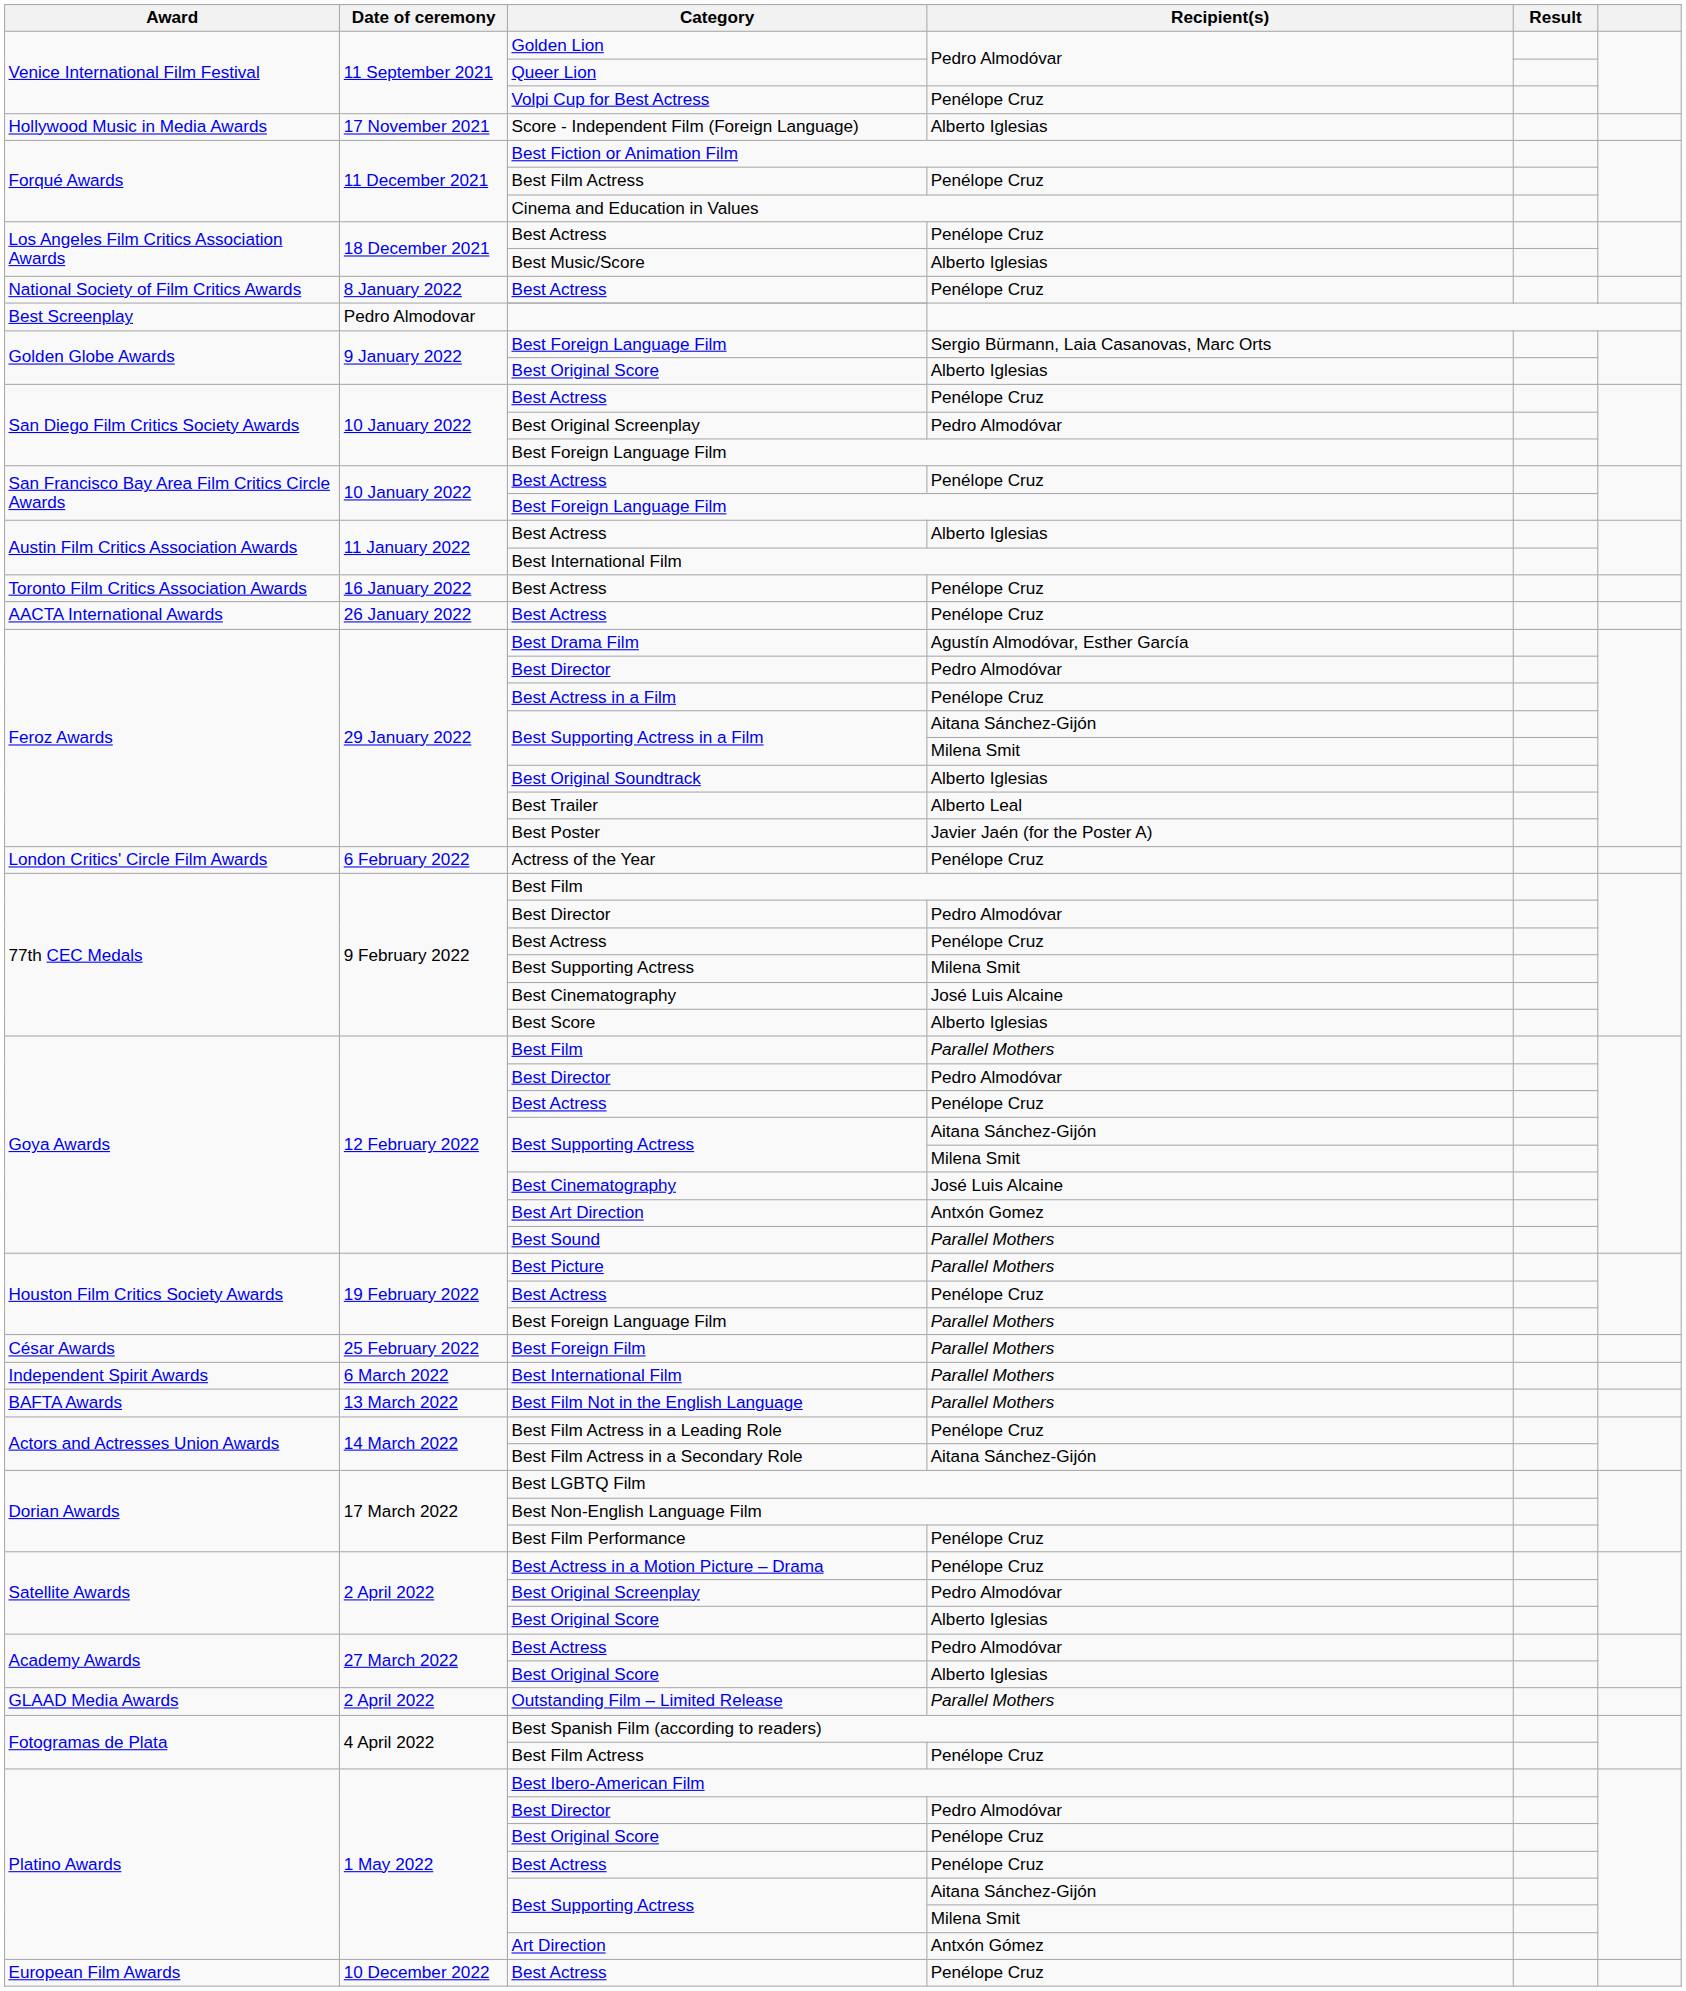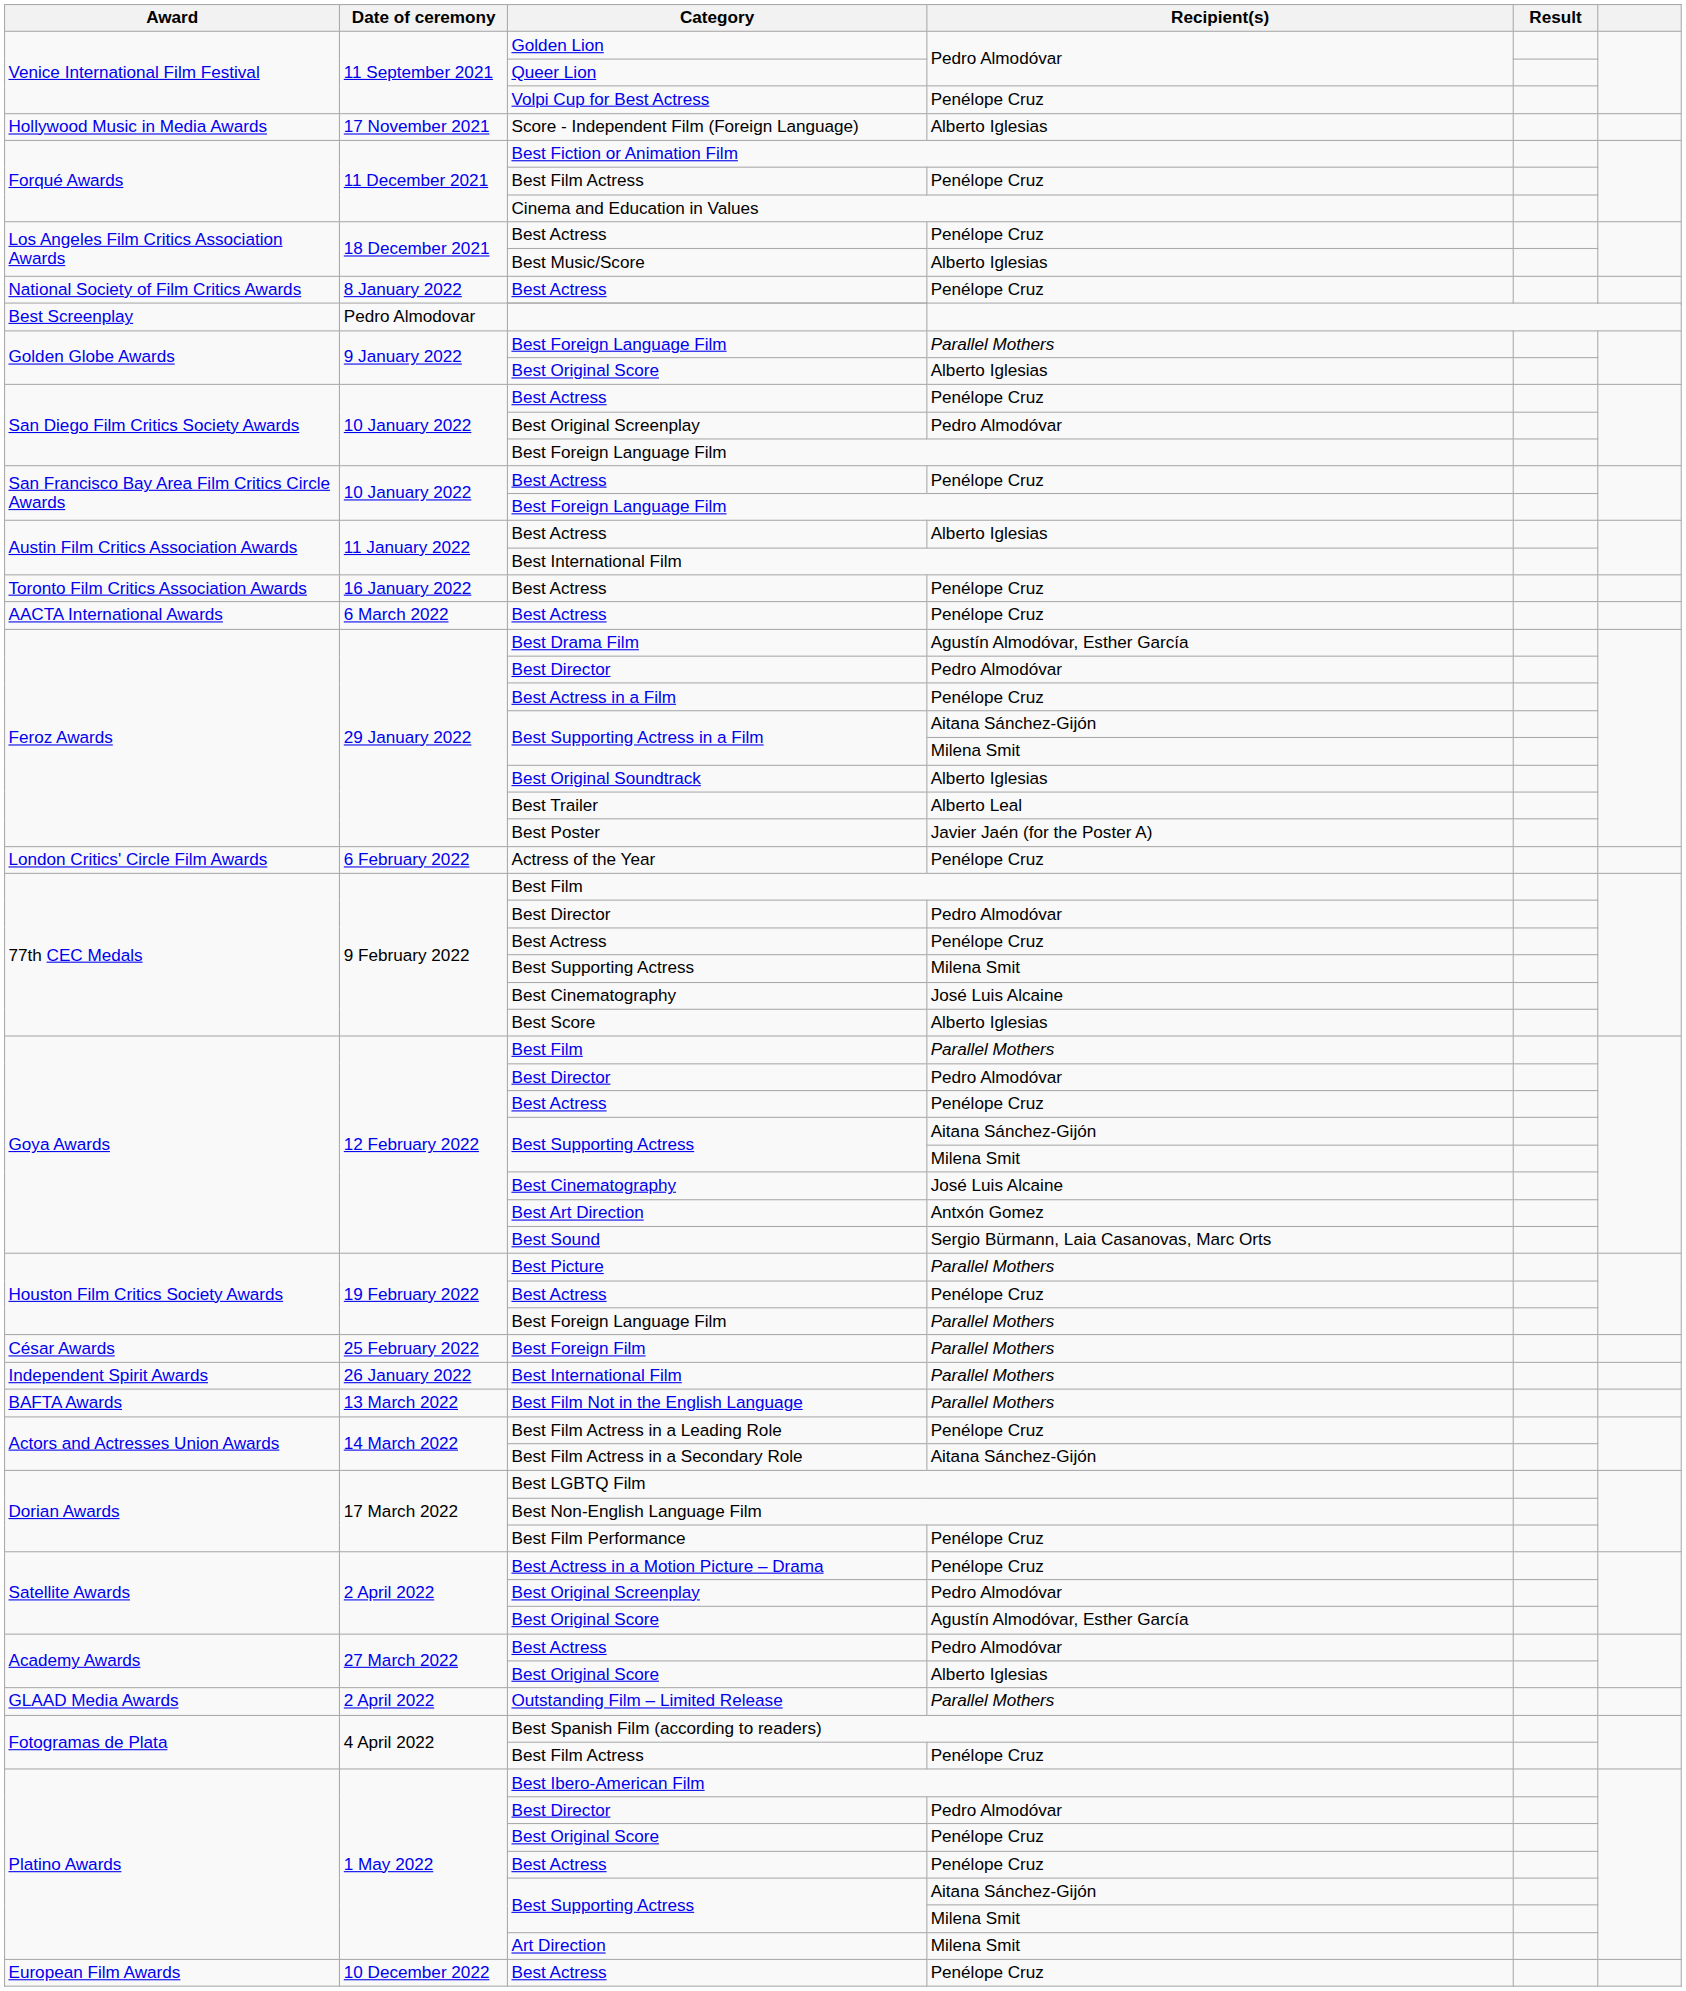(1101, 343) Sergio Bürmann, Laia Casanovas, Marc Orts -> (992, 343) Parallel Mothers
(408, 615) 26 January 2022 -> (396, 615) 6 March 2022
(992, 1239) Parallel Mothers -> (1101, 1239) Sergio Bürmann, Laia Casanovas, Marc Orts
(396, 1375) 6 March 2022 -> (408, 1375) 26 January 2022
(989, 1619) Alberto Iglesias -> (1060, 1619) Agustín Almodóvar, Esther García
(987, 1945) Antxón Gómez -> (975, 1945) Milena Smit
